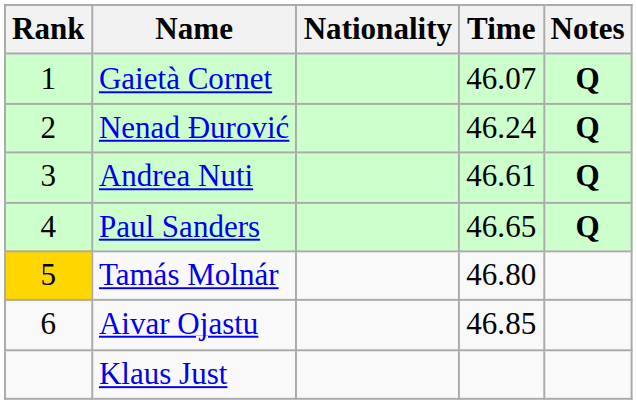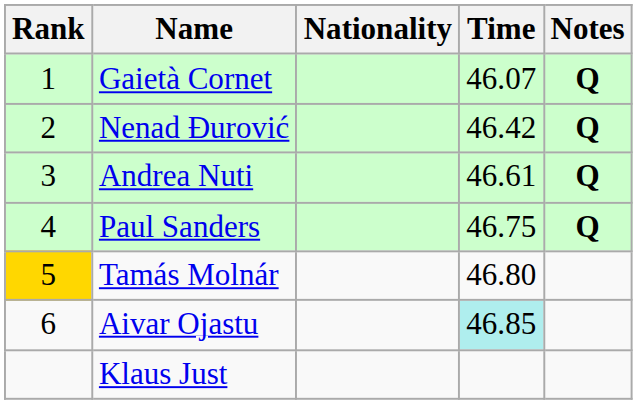(501, 127) 46.24 -> (501, 127) 46.42
(501, 226) 46.65 -> (501, 226) 46.75
(501, 324) no background -> (501, 324) paleturquoise background
